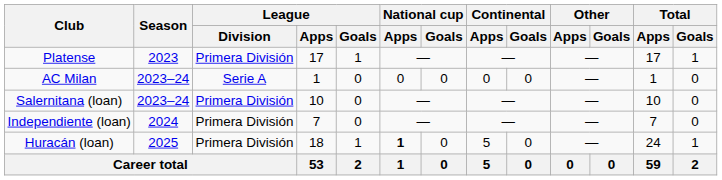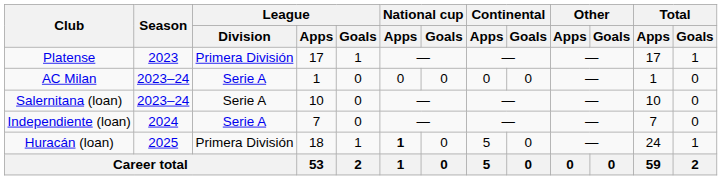(244, 100) Primera División -> (244, 100) Serie A
(244, 121) Primera División -> (244, 121) Serie A
